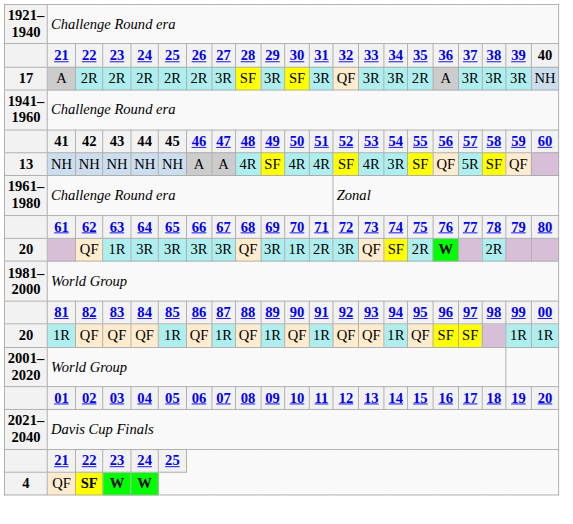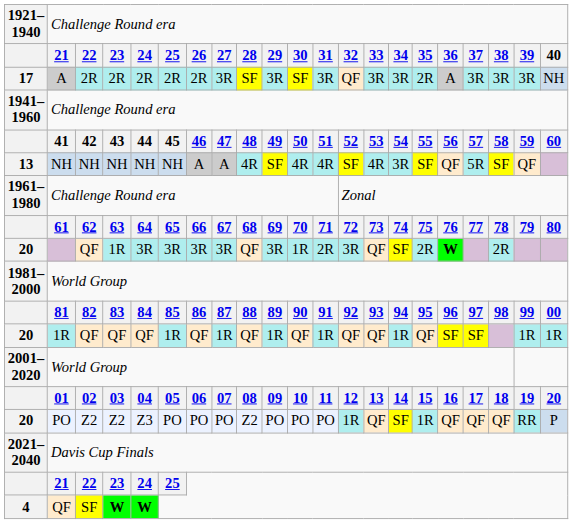+ row: (26, 421)
(89, 483) bold -> (89, 506) normal
